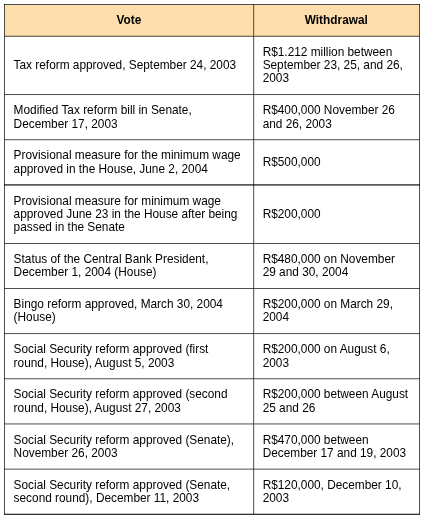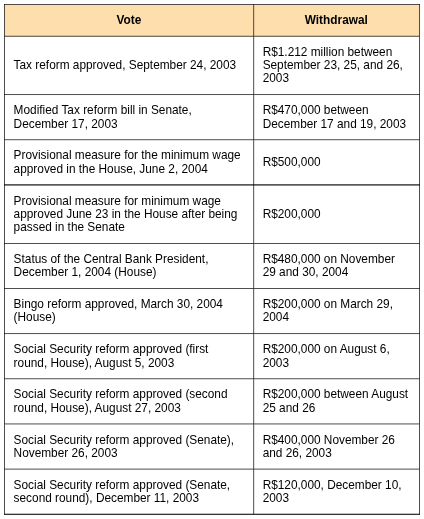(329, 117) R$400,000 November 26 and 26, 2003 -> (334, 117) R$470,000 between December 17 and 19, 2003
(334, 446) R$470,000 between December 17 and 19, 2003 -> (329, 446) R$400,000 November 26 and 26, 2003
